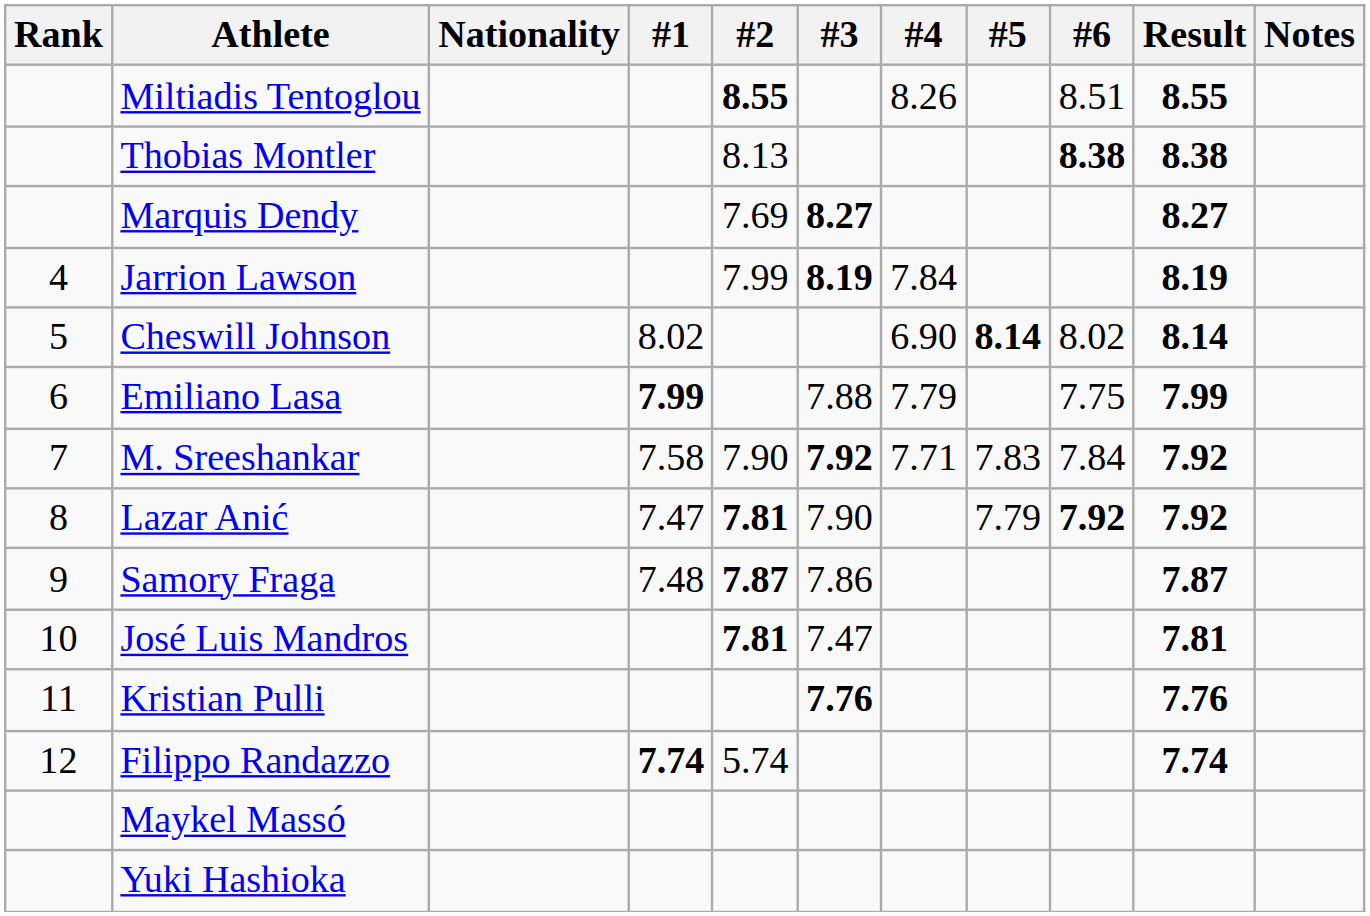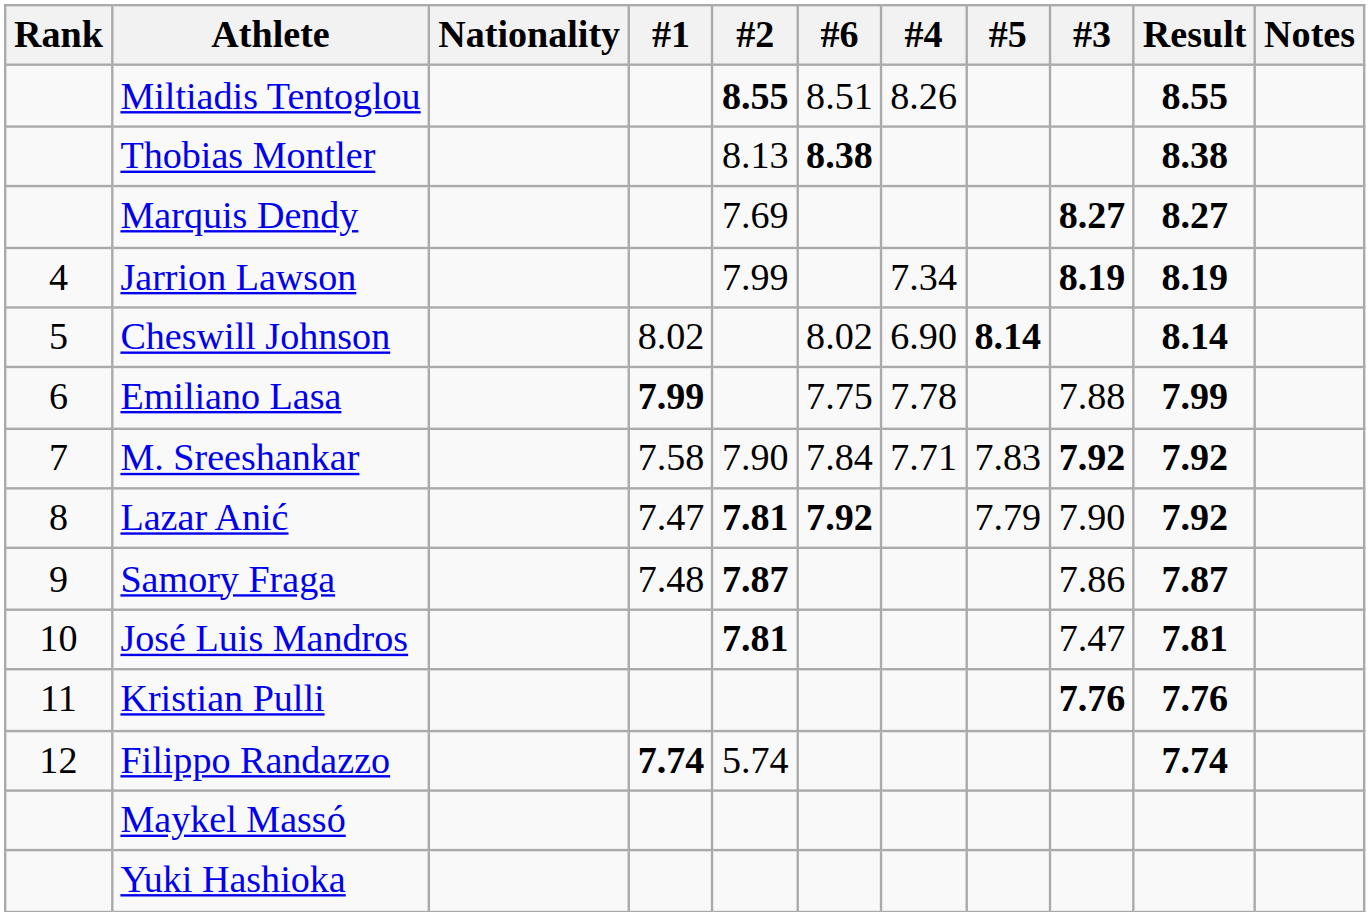columns swapped: (839, 34) <-> (1092, 34)
(924, 276) 7.84 -> (924, 276) 7.34
(924, 397) 7.79 -> (924, 397) 7.78
